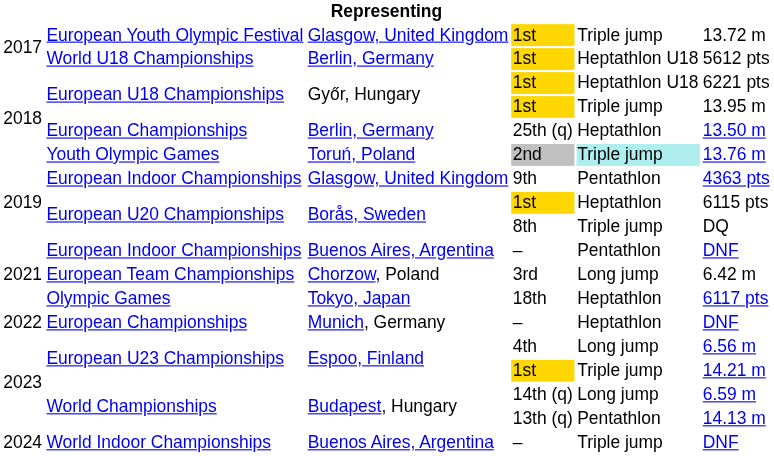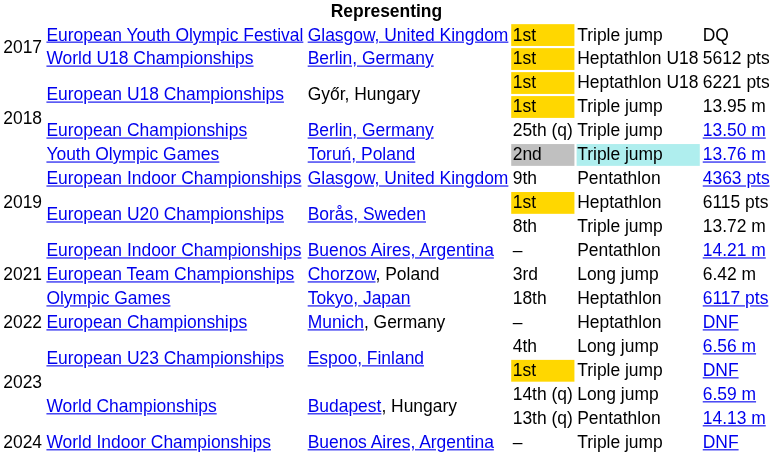(734, 35) 13.72 m -> (716, 35) DQ
(619, 130) Heptathlon -> (620, 130) Triple jump
(716, 226) DQ -> (734, 226) 13.72 m
(721, 250) DNF -> (734, 250) 14.21 m
(734, 370) 14.21 m -> (721, 370) DNF
